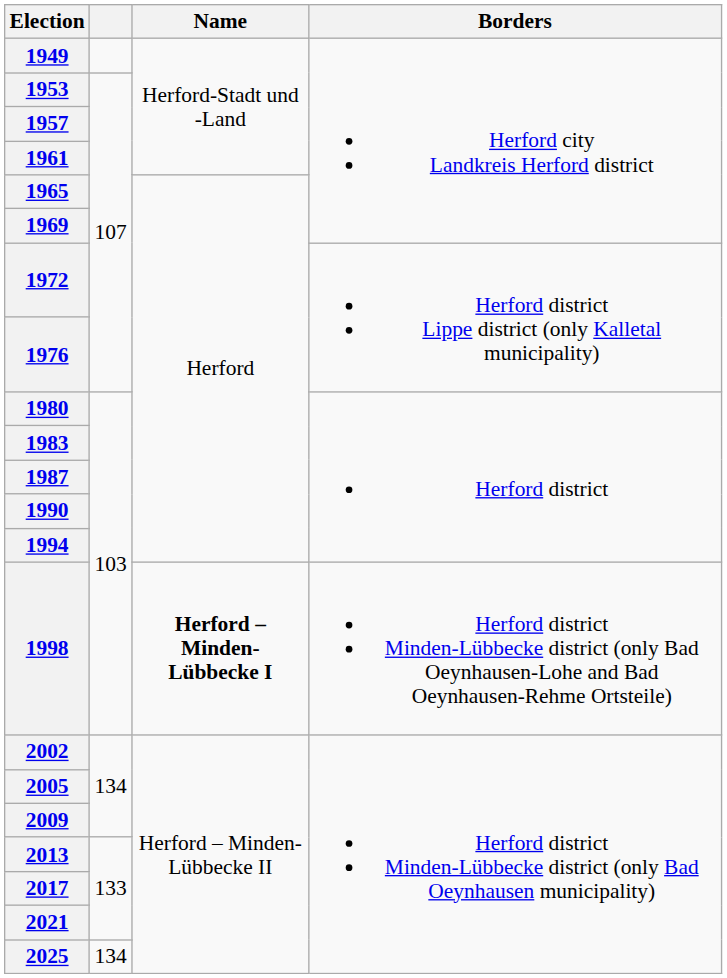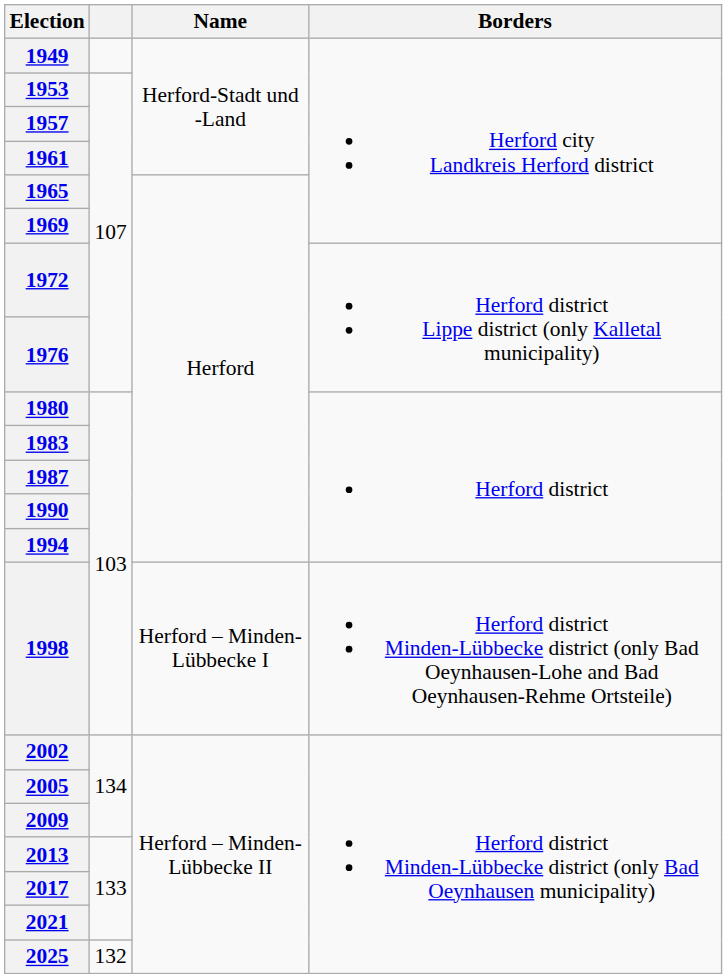(220, 648) bold -> (220, 648) normal
(111, 956) 134 -> (111, 956) 132
